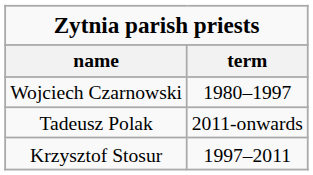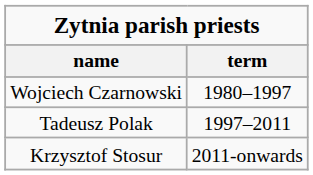(247, 123) 2011-onwards -> (247, 123) 1997–2011
(247, 154) 1997–2011 -> (247, 154) 2011-onwards
